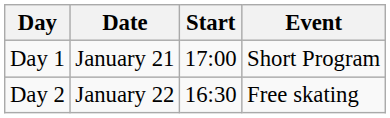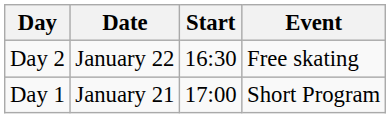rows swapped: (37, 58) <-> (37, 94)
